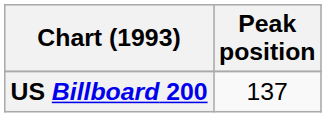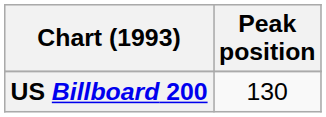(267, 91) 137 -> (267, 91) 130
